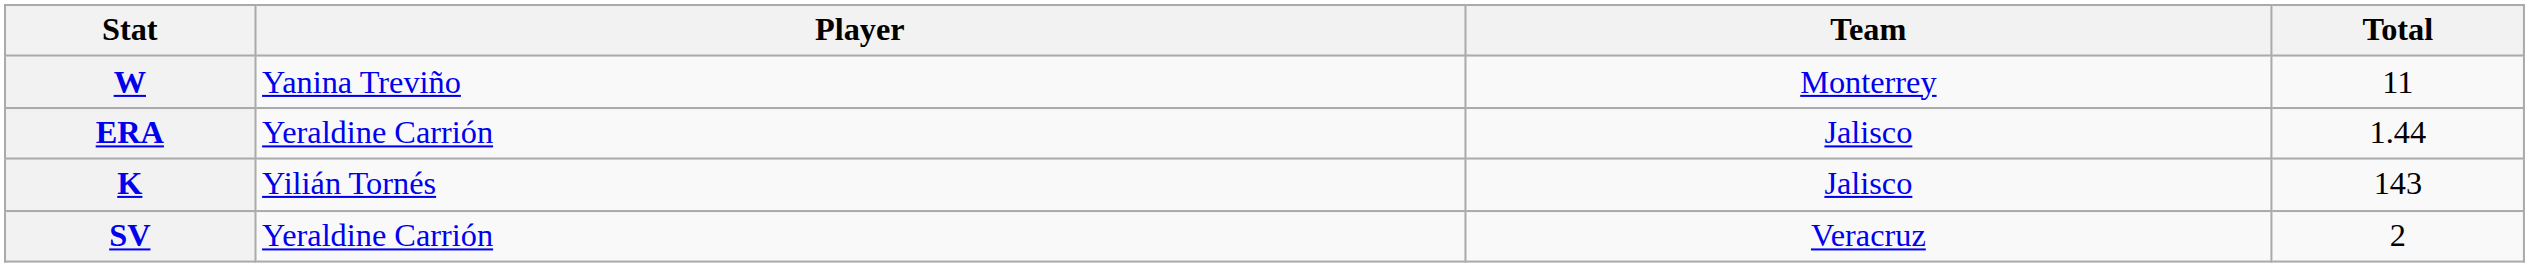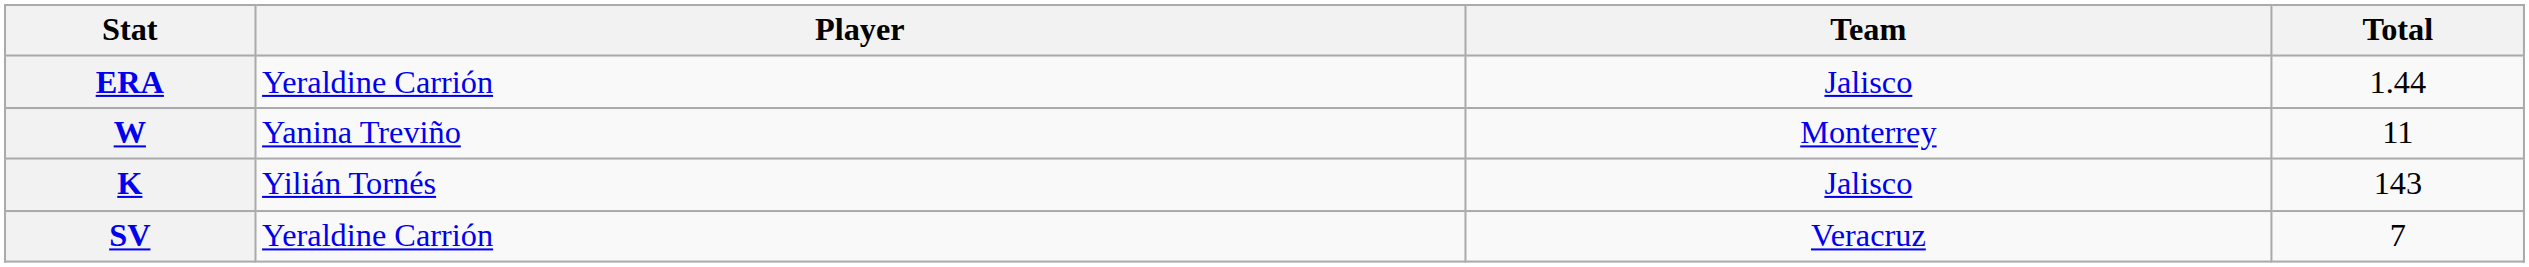rows swapped: (130, 81) <-> (130, 132)
(2398, 235) 2 -> (2398, 235) 7
